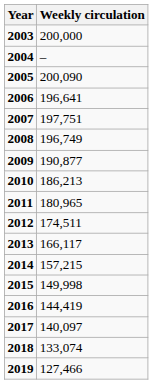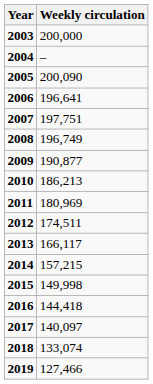(61, 202) 180,965 -> (61, 202) 180,969
(61, 306) 144,419 -> (61, 306) 144,418
